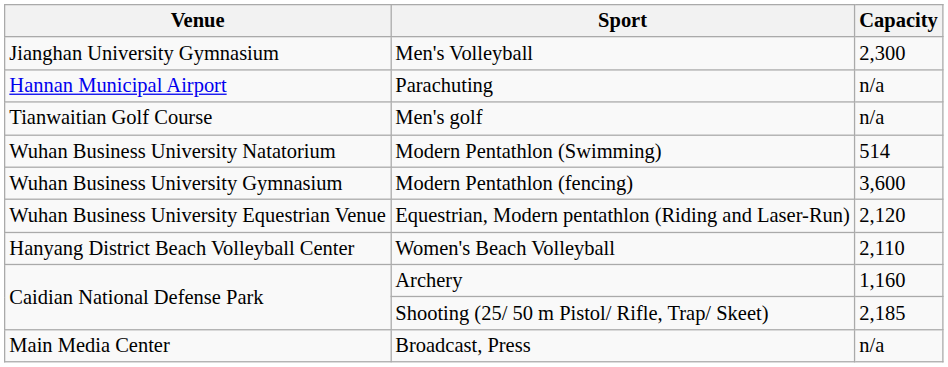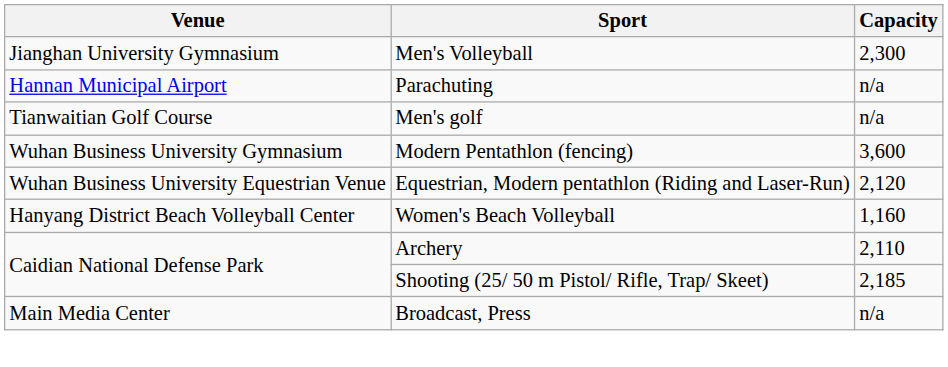- row: (528, 150)
(882, 248) 2,110 -> (882, 215) 1,160
(882, 280) 1,160 -> (882, 248) 2,110
